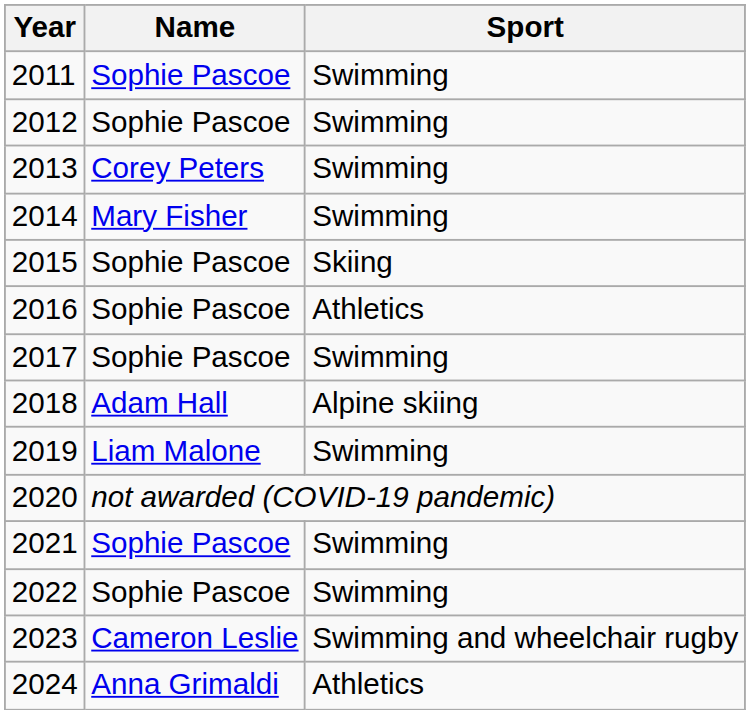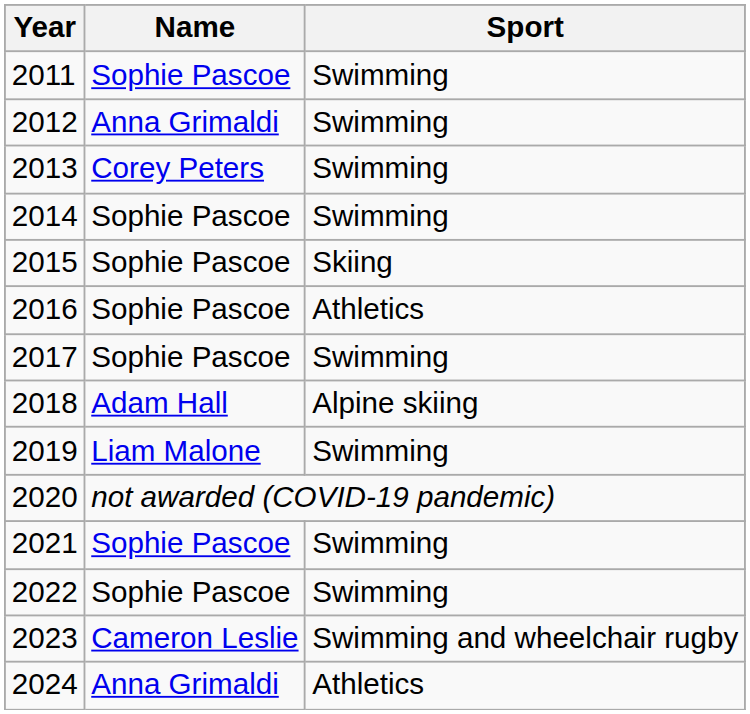(191, 121) Sophie Pascoe -> (185, 121) Anna Grimaldi
(169, 215) Mary Fisher -> (191, 215) Sophie Pascoe
